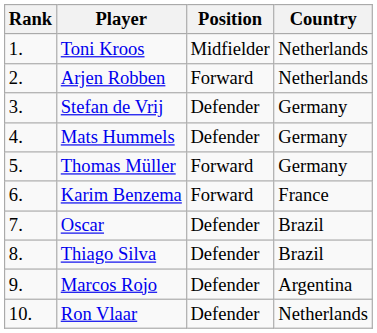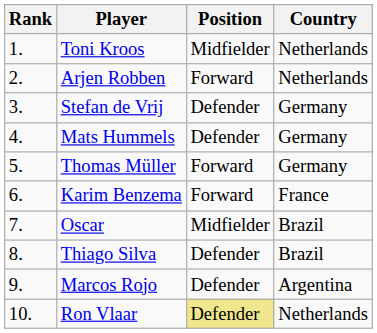(225, 225) Defender -> (230, 225) Midfielder
(225, 313) no background -> (225, 313) khaki background
